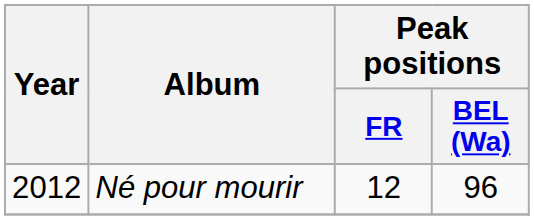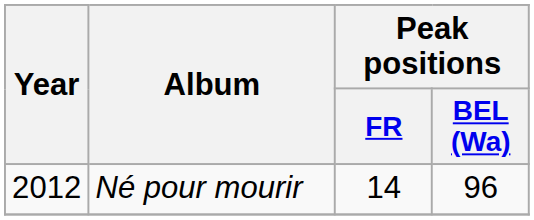(384, 188) 12 -> (384, 188) 14
